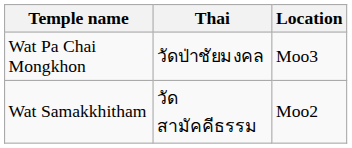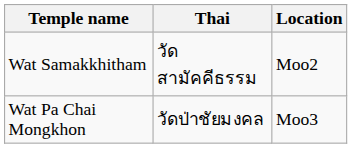rows swapped: (52, 56) <-> (78, 111)
